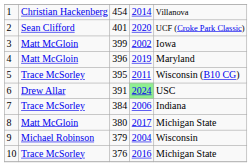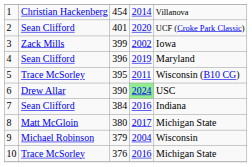(50, 43) Matt McGloin -> (43, 43) Zack Mills
(50, 59) Matt McGloin -> (48, 59) Sean Clifford
(120, 91) 391 -> (120, 91) 390
(53, 106) Trace McSorley -> (48, 106) Sean Clifford
(142, 106) 2006 -> (142, 106) 2016
